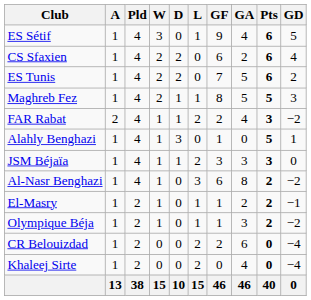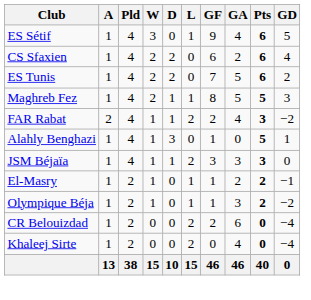- row: (55, 181)
